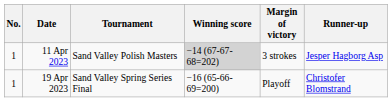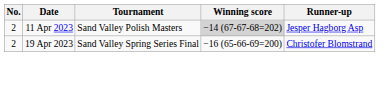- column: (282, 23)
(14, 56) 1 -> (14, 28) 2
(14, 83) 1 -> (14, 44) 2
